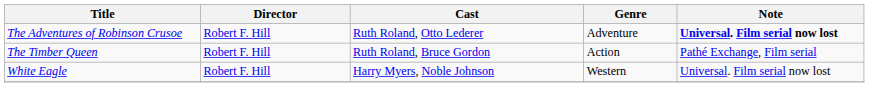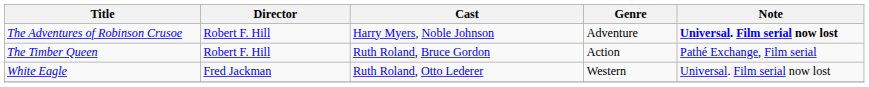(418, 33) Ruth Roland, Otto Lederer -> (424, 33) Harry Myers, Noble Johnson
(237, 71) Robert F. Hill -> (237, 71) Fred Jackman
(424, 71) Harry Myers, Noble Johnson -> (418, 71) Ruth Roland, Otto Lederer
